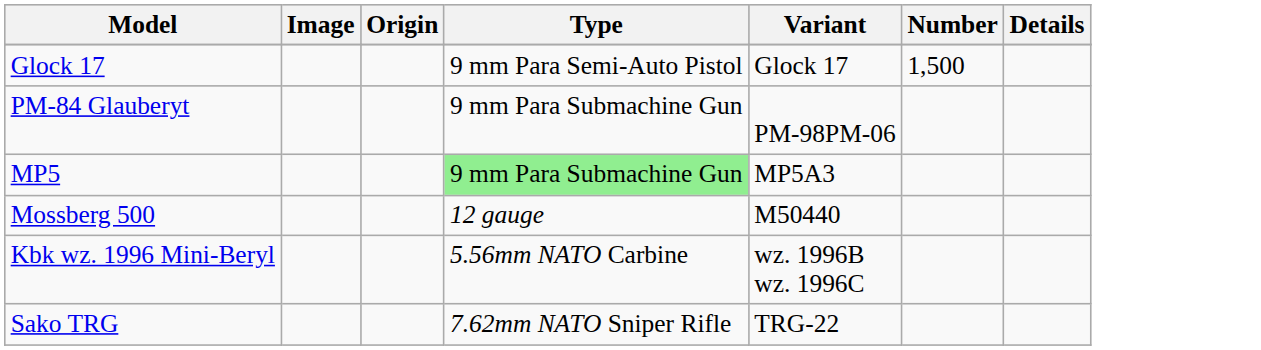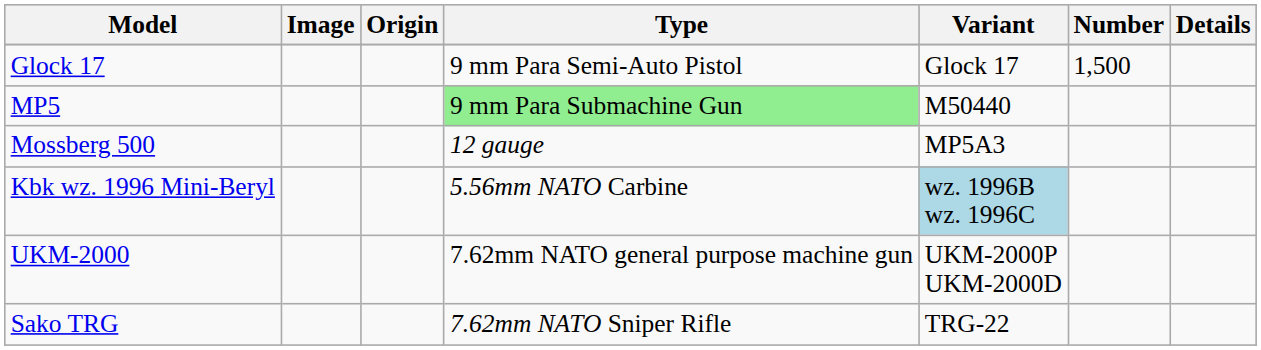- row: (100, 105)
(795, 174) MP5A3 -> (968, 105) M50440
(797, 214) M50440 -> (965, 145) MP5A3
(809, 269) no background -> (980, 200) lightblue background
+ row: (70, 255)
